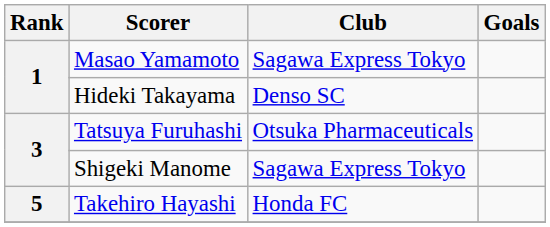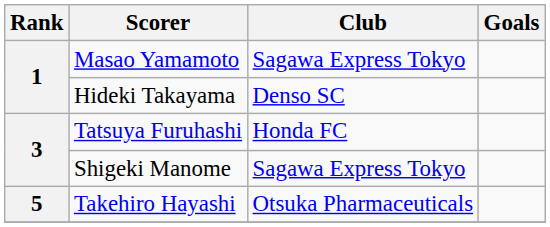(363, 131) Otsuka Pharmaceuticals -> (300, 131) Honda FC
(300, 204) Honda FC -> (363, 204) Otsuka Pharmaceuticals
